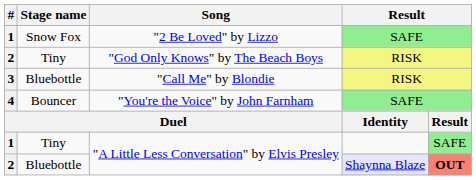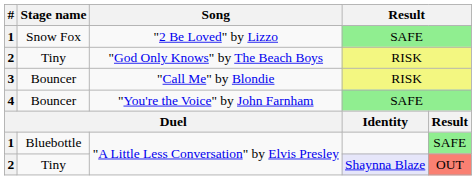(53, 79) Bluebottle -> (53, 79) Bouncer
(53, 143) Tiny -> (53, 143) Bluebottle
(53, 164) Bluebottle -> (53, 164) Tiny
(450, 164) bold -> (450, 164) normal
